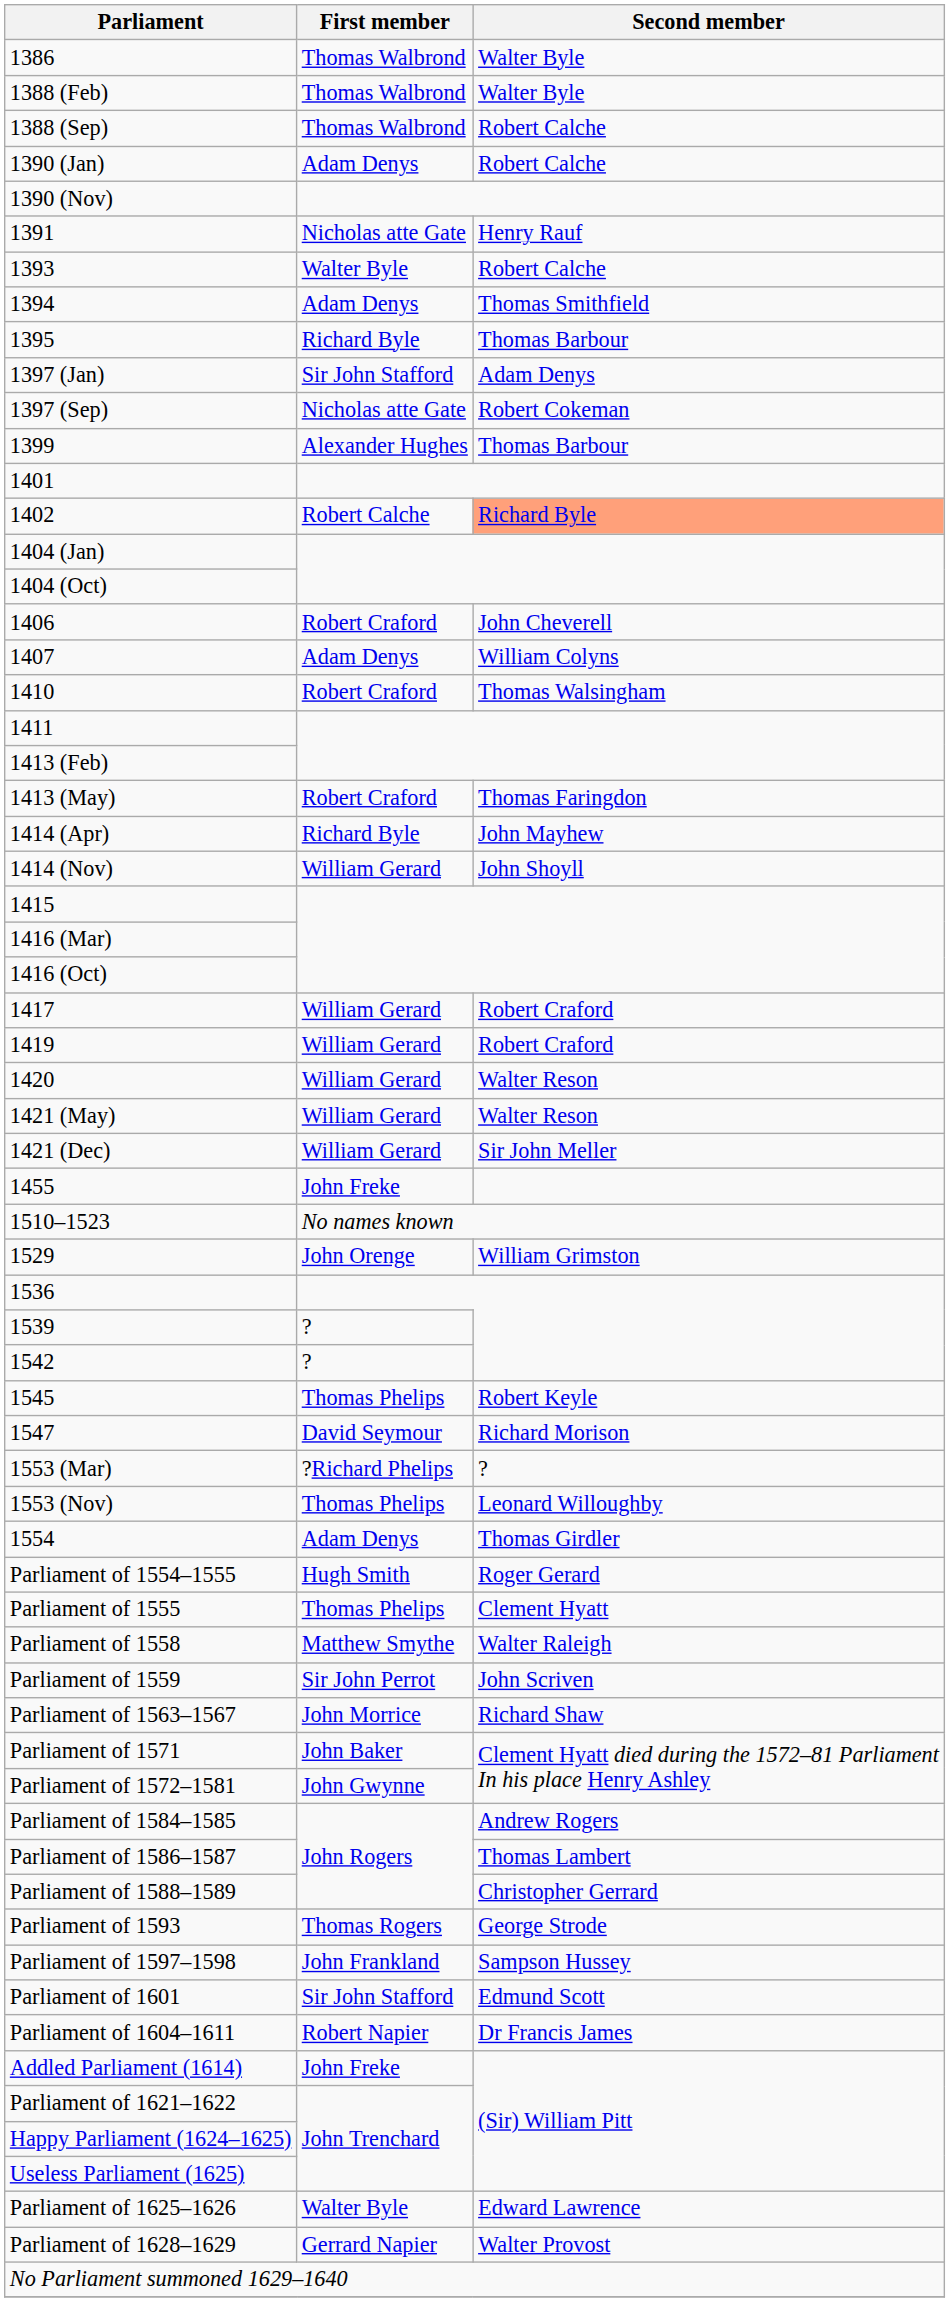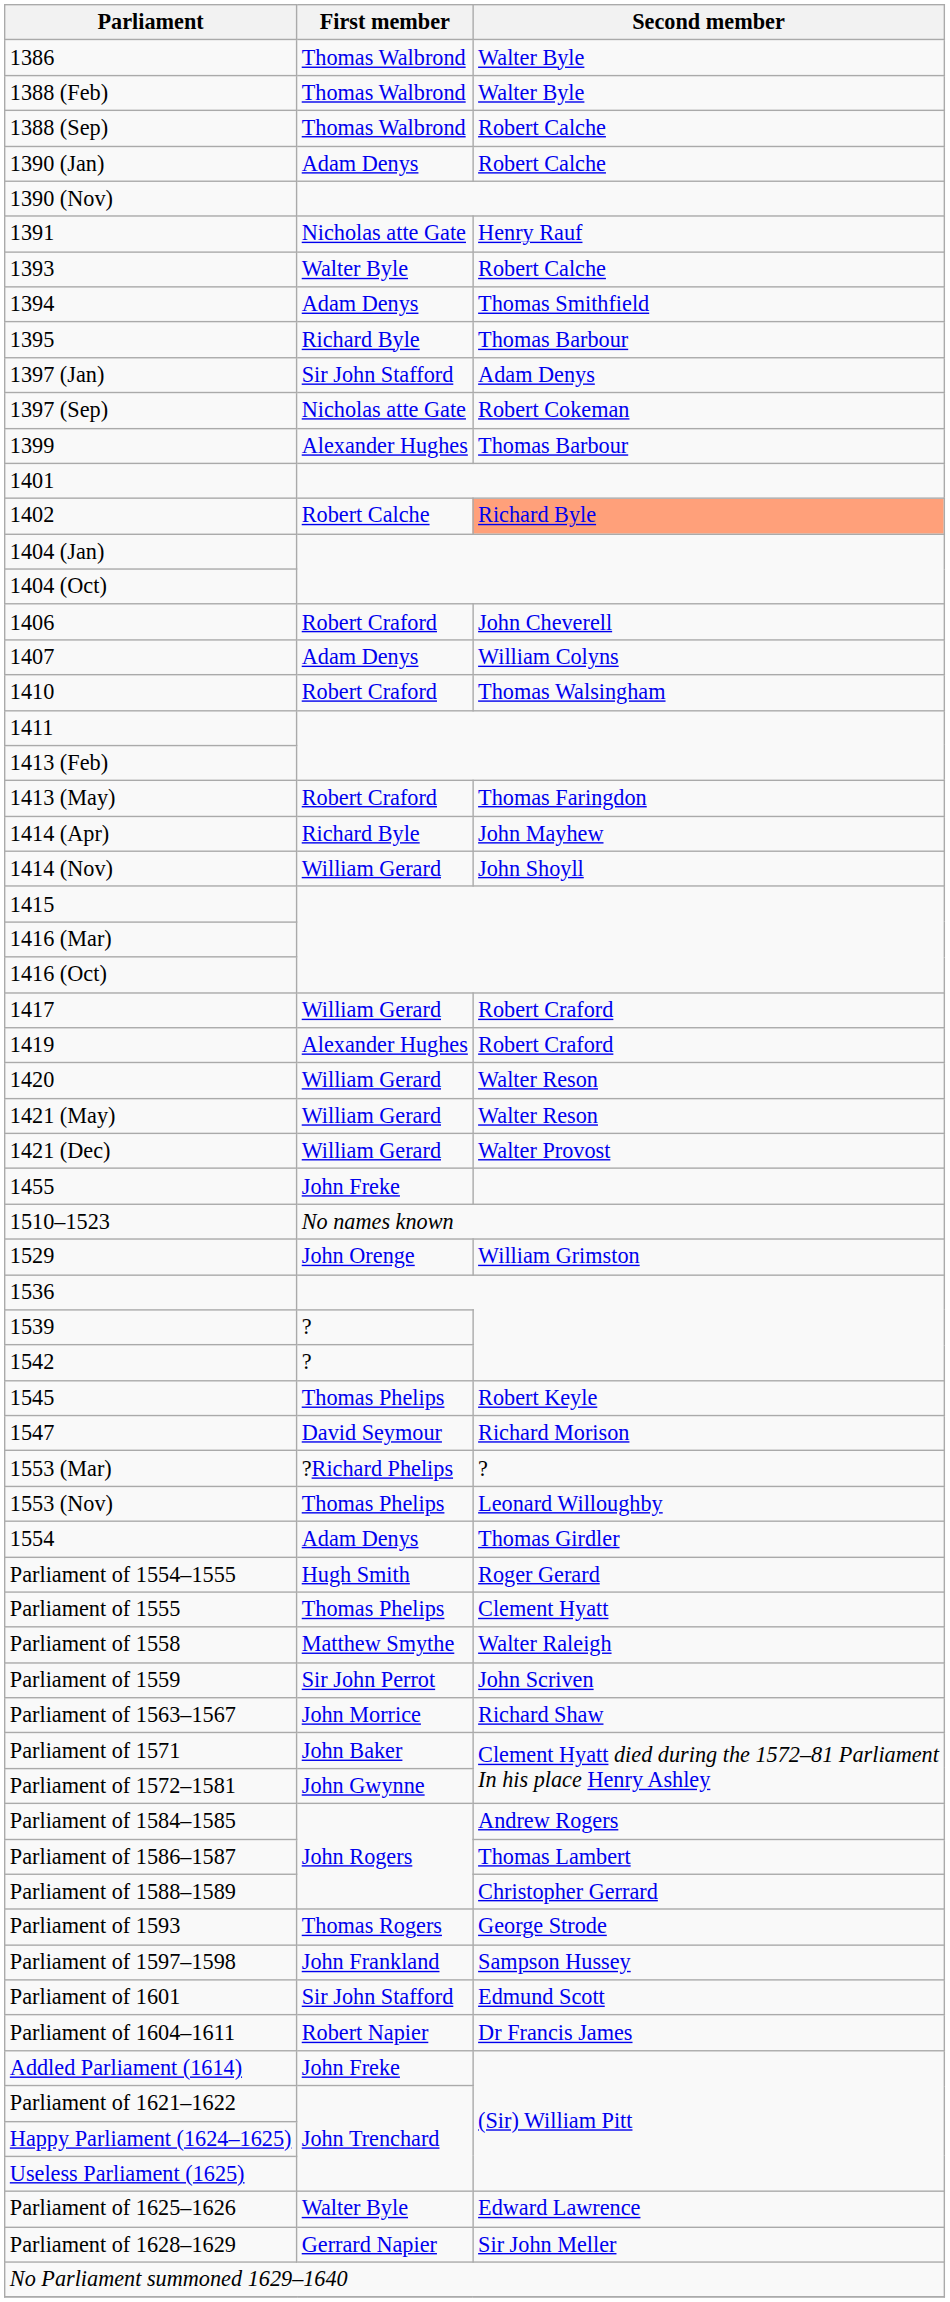(371, 1045) William Gerard -> (385, 1045) Alexander Hughes
(547, 1150) Sir John Meller -> (544, 1150) Walter Provost
(544, 2244) Walter Provost -> (547, 2244) Sir John Meller
